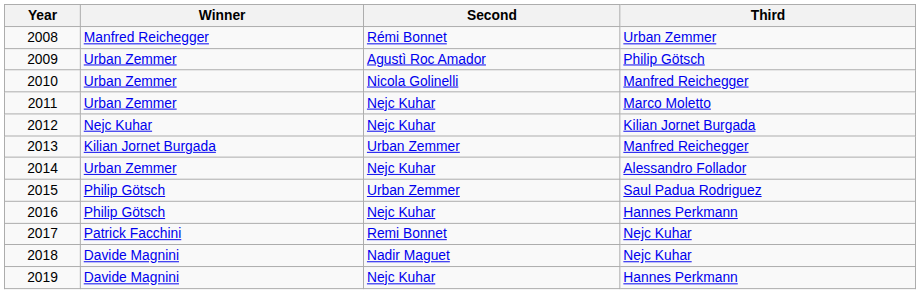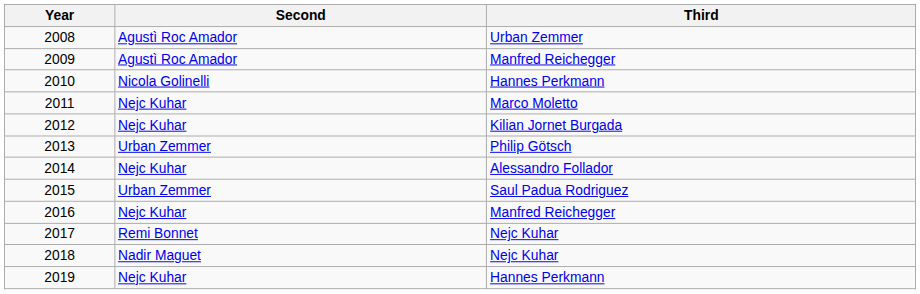- column: (222, 16)
(407, 38) Rémi Bonnet -> (178, 38) Agustì Roc Amador
(664, 59) Philip Götsch -> (553, 59) Manfred Reichegger
(686, 81) Manfred Reichegger -> (547, 81) Hannes Perkmann
(686, 147) Manfred Reichegger -> (531, 147) Philip Götsch
(681, 212) Hannes Perkmann -> (553, 212) Manfred Reichegger
